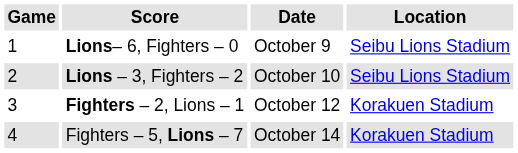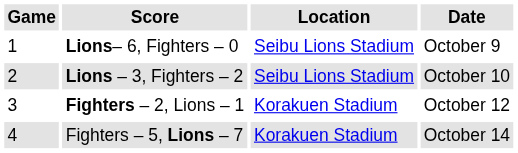columns swapped: (297, 17) <-> (430, 17)
